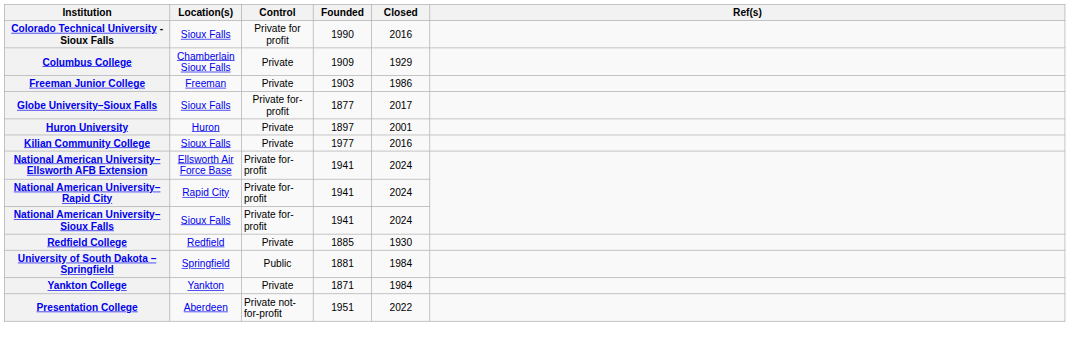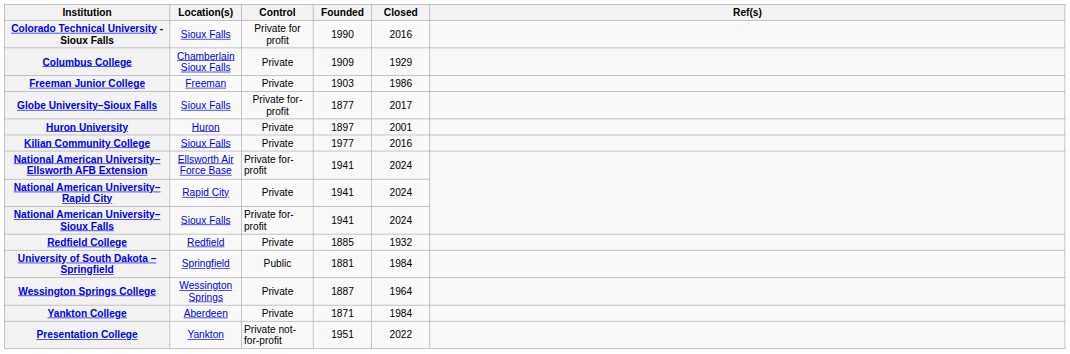(269, 193) Private for-profit -> (277, 193) Private
(401, 242) 1930 -> (401, 242) 1932
+ row: (87, 291)
(206, 286) Yankton -> (206, 313) Aberdeen
(206, 308) Aberdeen -> (206, 335) Yankton
